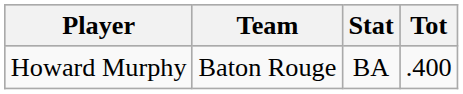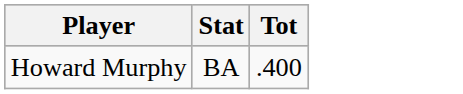- column: (267, 25)
